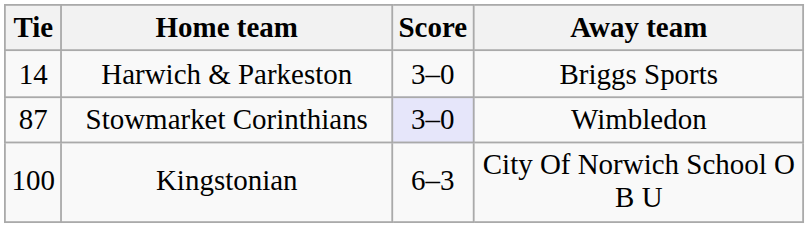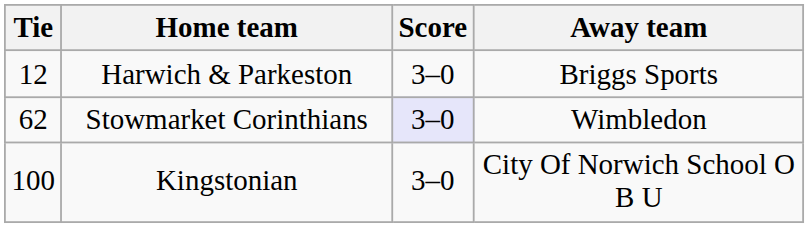(33, 73) 14 -> (33, 73) 12
(33, 119) 87 -> (33, 119) 62
(433, 181) 6–3 -> (433, 181) 3–0
